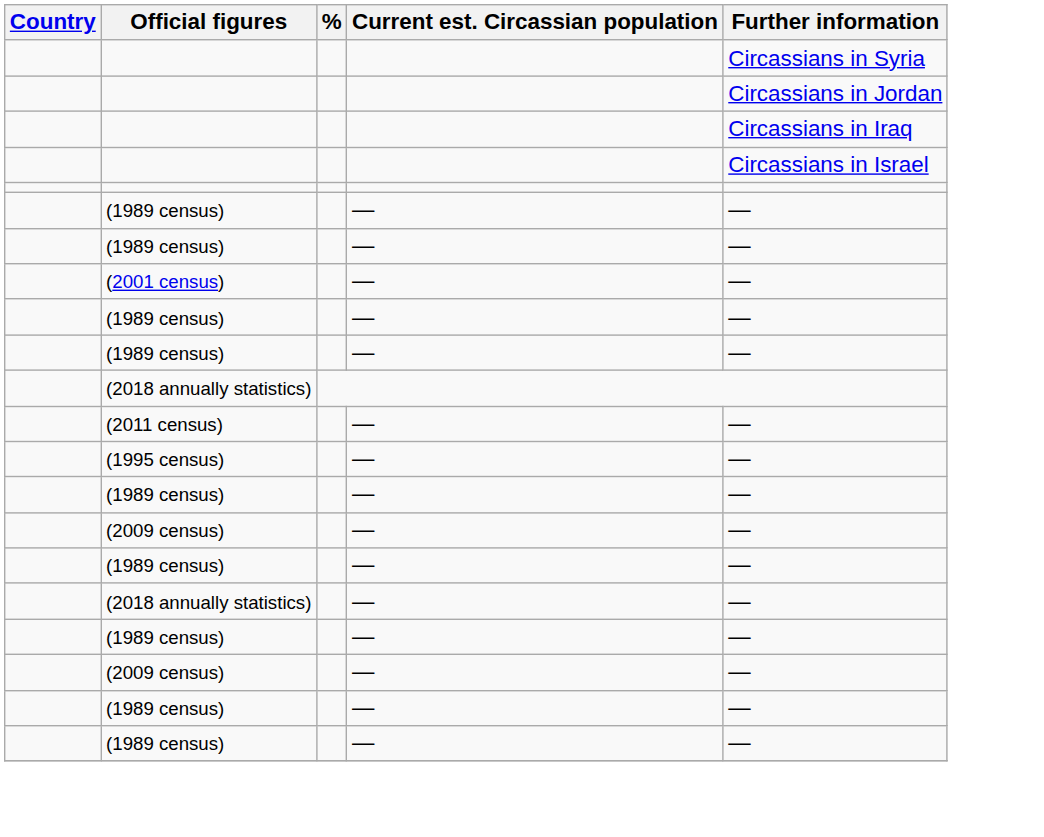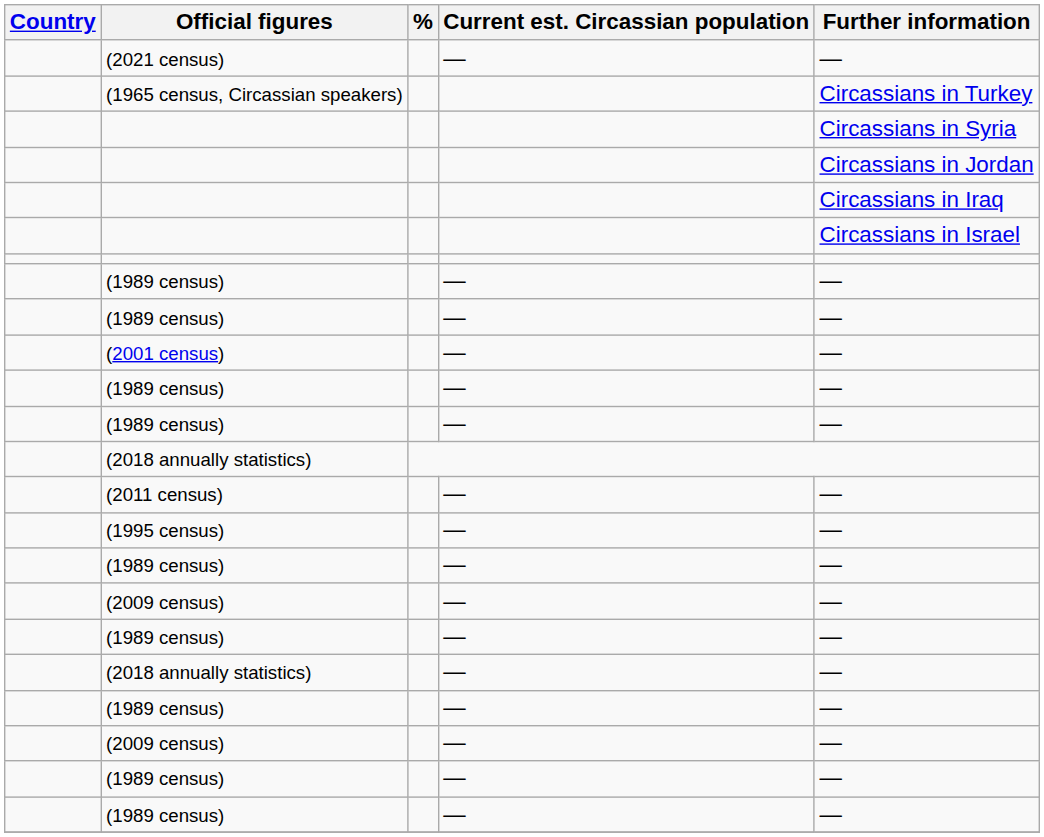+ row: (165, 59)
+ row: (254, 94)
